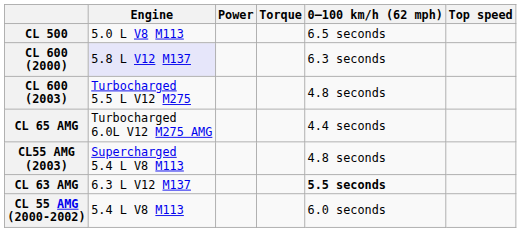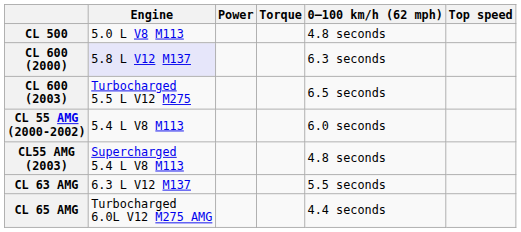(347, 33) 6.5 seconds -> (347, 33) 4.8 seconds
(347, 92) 4.8 seconds -> (347, 92) 6.5 seconds
rows swapped: (46, 210) <-> (46, 125)
(347, 184) bold -> (347, 184) normal
